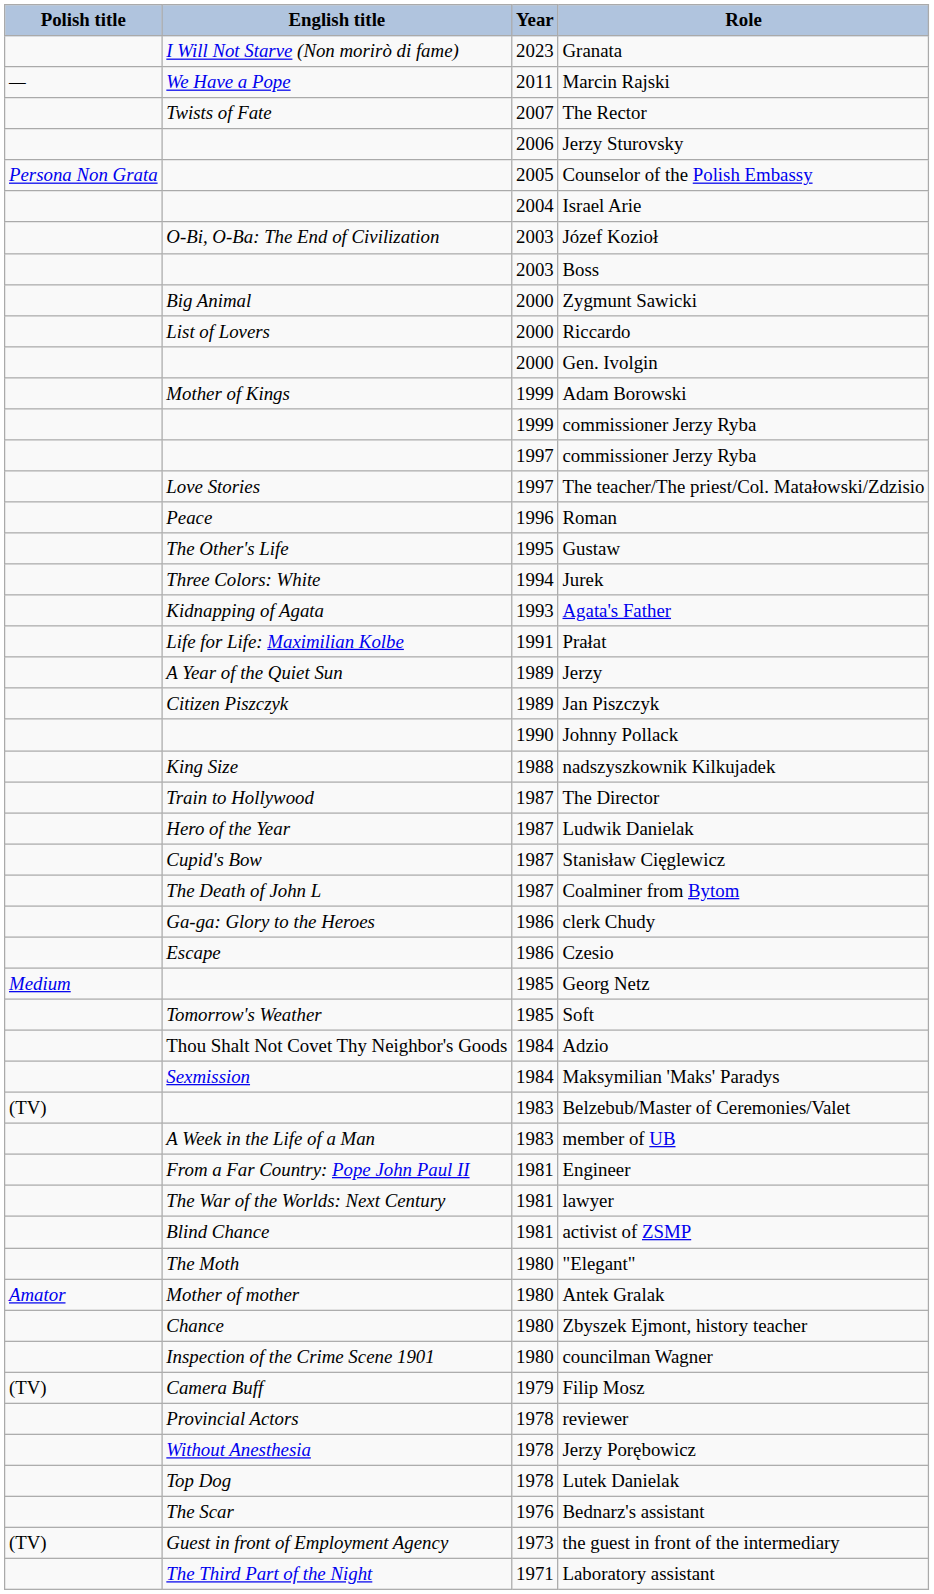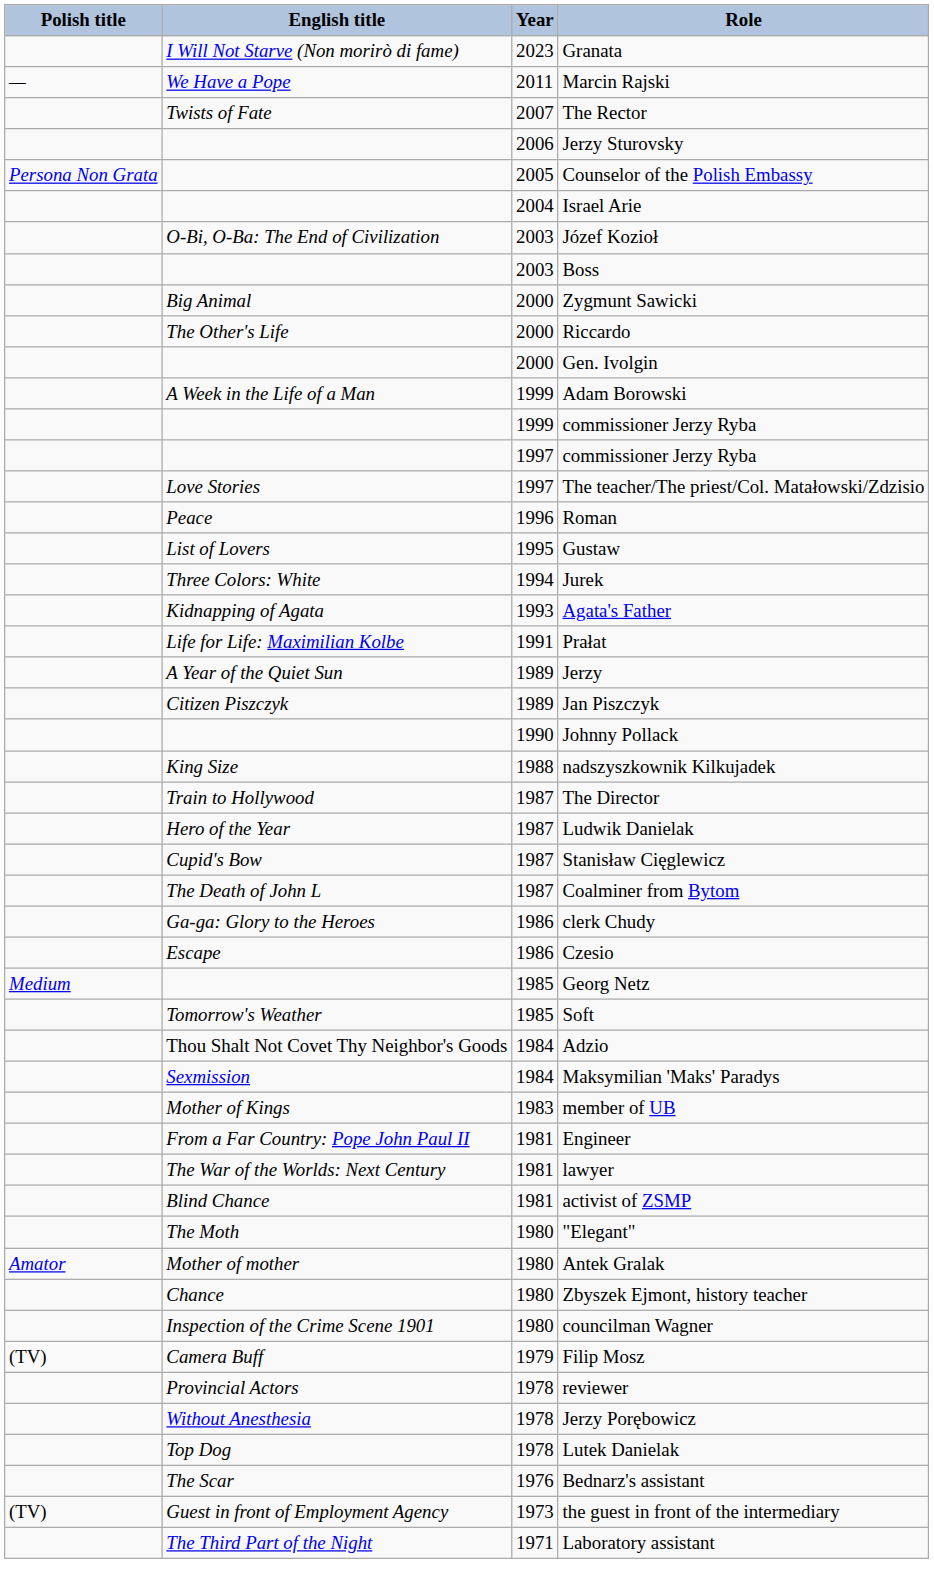(218, 331) List of Lovers -> (227, 331) The Other's Life
(228, 393) Mother of Kings -> (271, 393) A Week in the Life of a Man
(227, 548) The Other's Life -> (218, 548) List of Lovers
- row: (535, 1107)
(271, 1139) A Week in the Life of a Man -> (228, 1107) Mother of Kings
